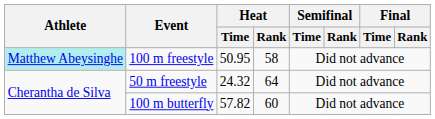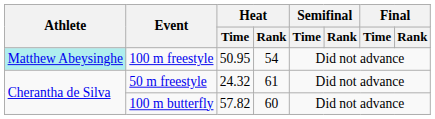(271, 59) 58 -> (271, 59) 54
(271, 81) 64 -> (271, 81) 61
